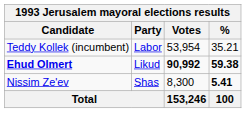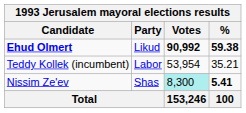rows swapped: (39, 64) <-> (68, 47)
(180, 82) no background -> (180, 82) paleturquoise background
